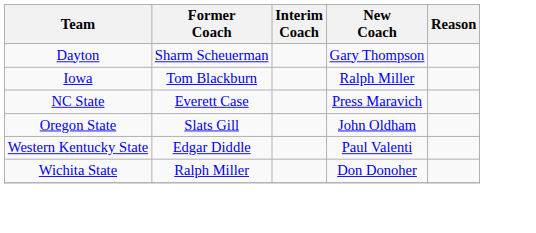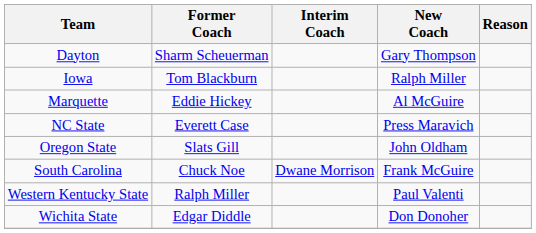+ row: (78, 101)
+ row: (78, 170)
(212, 147) Edgar Diddle -> (212, 194) Ralph Miller
(212, 170) Ralph Miller -> (212, 217) Edgar Diddle
